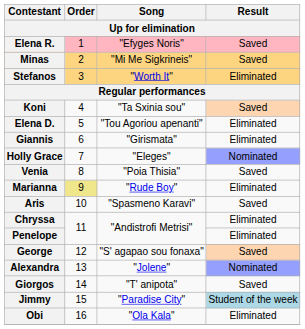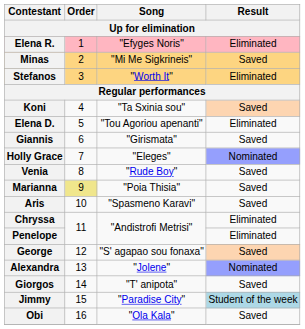(253, 44) Saved -> (253, 44) Eliminated
(253, 140) Eliminated -> (253, 140) Saved
(152, 172) "Poia Thisia" -> (152, 172) "Rude Boy"
(152, 188) "Rude Boy" -> (152, 188) "Poia Thisia"
(253, 188) Eliminated -> (253, 188) Saved
(253, 316) Eliminated -> (253, 316) Saved
